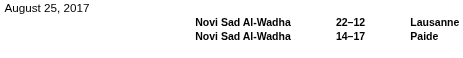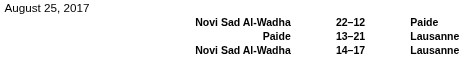(435, 23) Lausanne -> (424, 23) Paide
+ row: (351, 37)
(424, 37) Paide -> (435, 51) Lausanne
